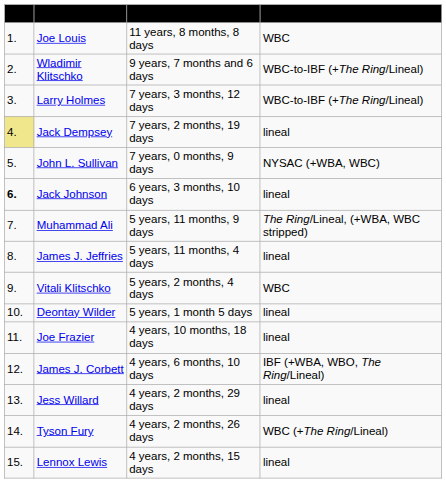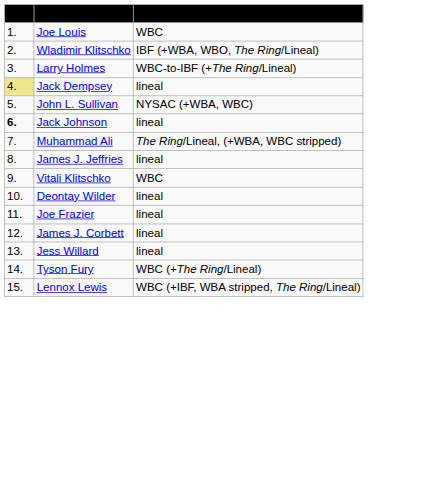- column: (193, 13)
(343, 69) WBC-to-IBF (+The Ring/Lineal) -> (227, 50) IBF (+WBA, WBO, The Ring/Lineal)
(322, 368) IBF (+WBA, WBO, The Ring/Lineal) -> (150, 232) lineal
(276, 462) lineal -> (248, 287) WBC (+IBF, WBA stripped, The Ring/Lineal)
